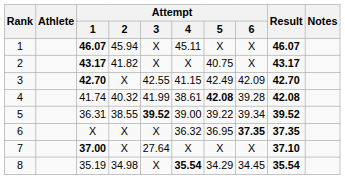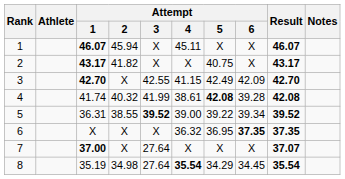(286, 149) 37.10 -> (286, 149) 37.07
(156, 166) X -> (156, 166) 27.64
